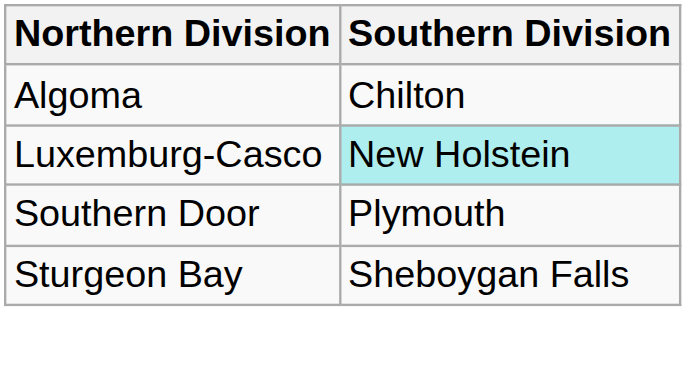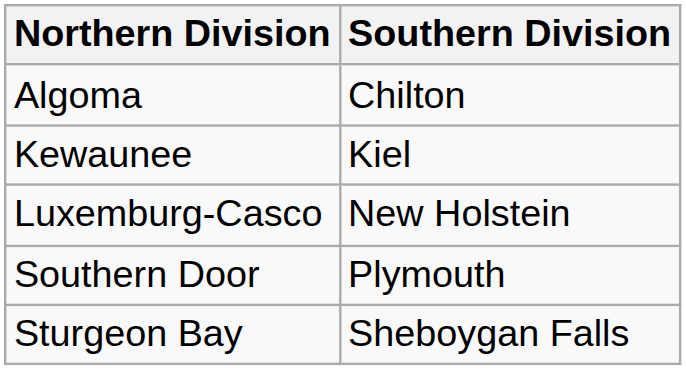+ row: (103, 154)
(459, 154) paleturquoise background -> (459, 214) no background
